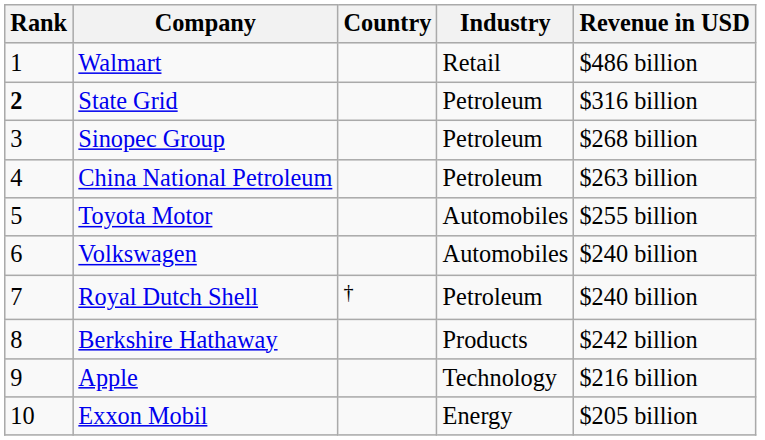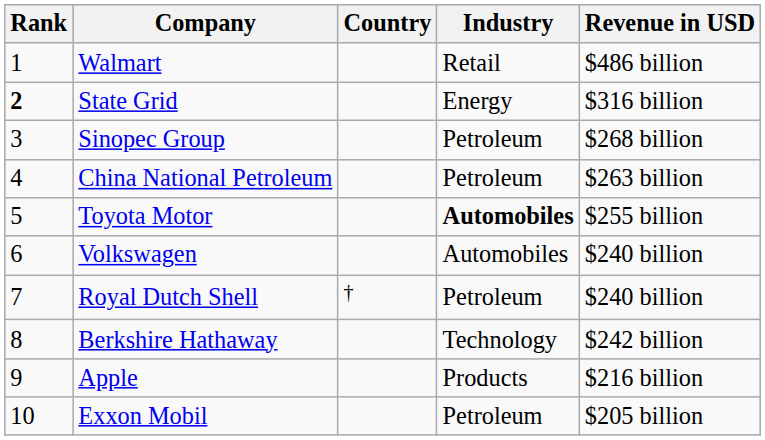(493, 100) Petroleum -> (477, 100) Energy
(505, 216) normal -> (508, 216) bold
(485, 338) Products -> (500, 338) Technology
(500, 377) Technology -> (485, 377) Products
(477, 416) Energy -> (493, 416) Petroleum
